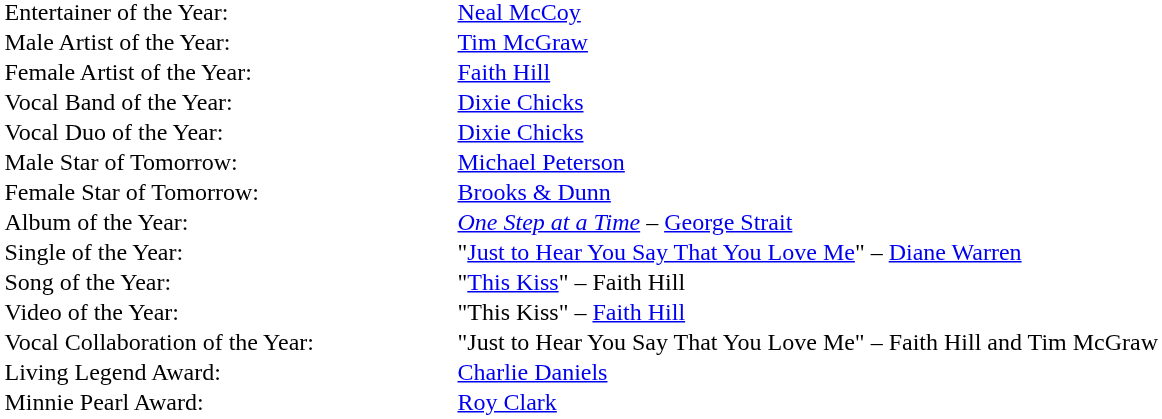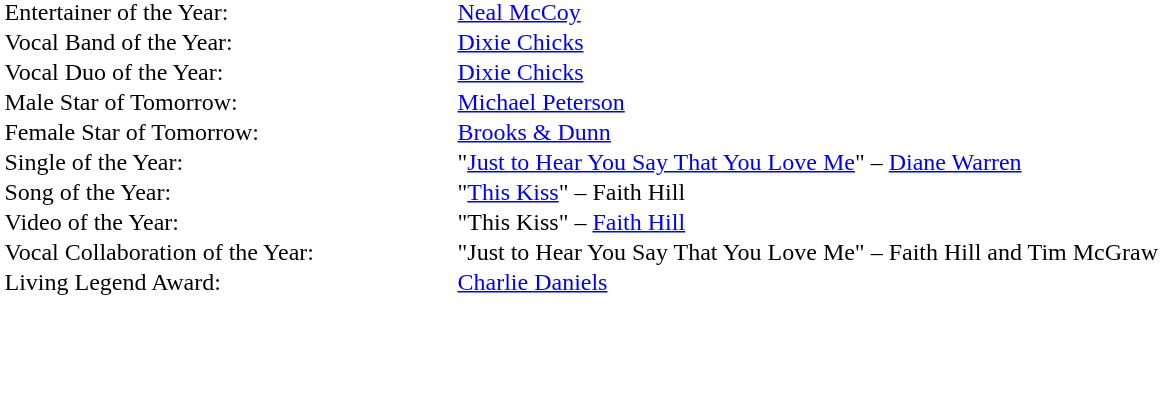- row: (117, 41)
- row: (128, 71)
- row: (96, 221)
- row: (104, 401)
